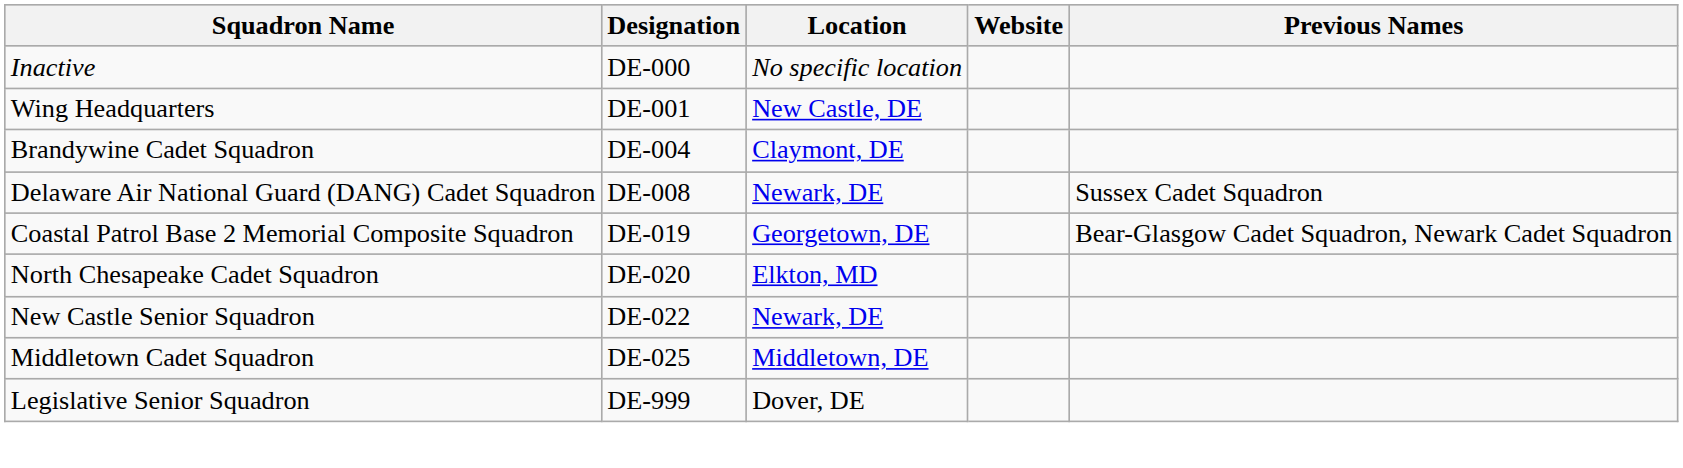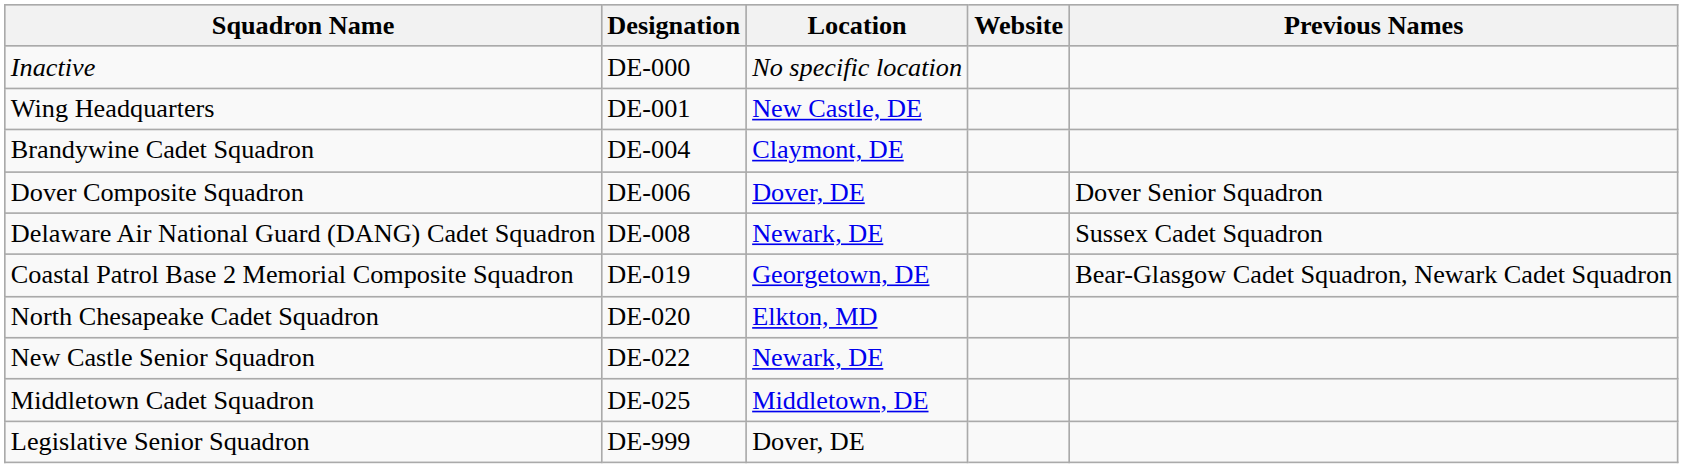+ row: (157, 191)
